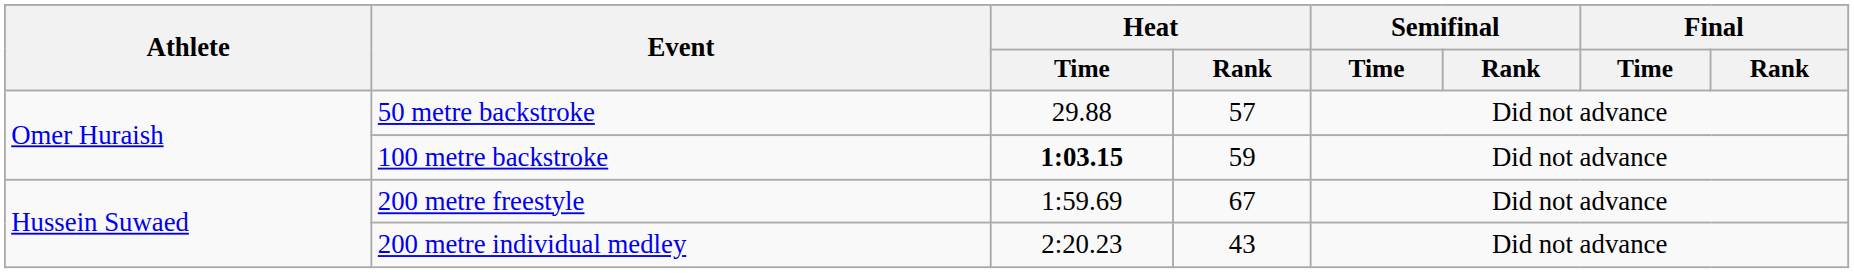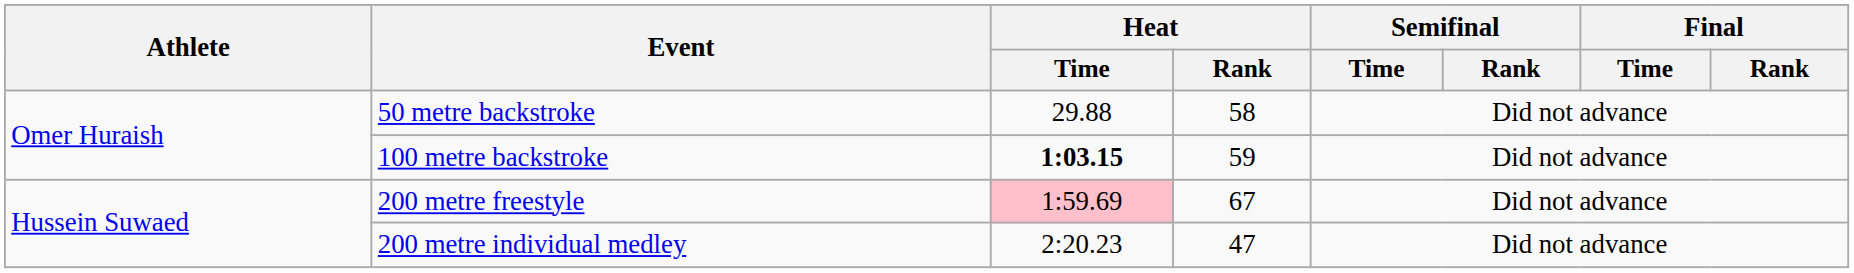(1242, 112) 57 -> (1242, 112) 58
(1082, 201) no background -> (1082, 201) pink background
(1242, 245) 43 -> (1242, 245) 47
